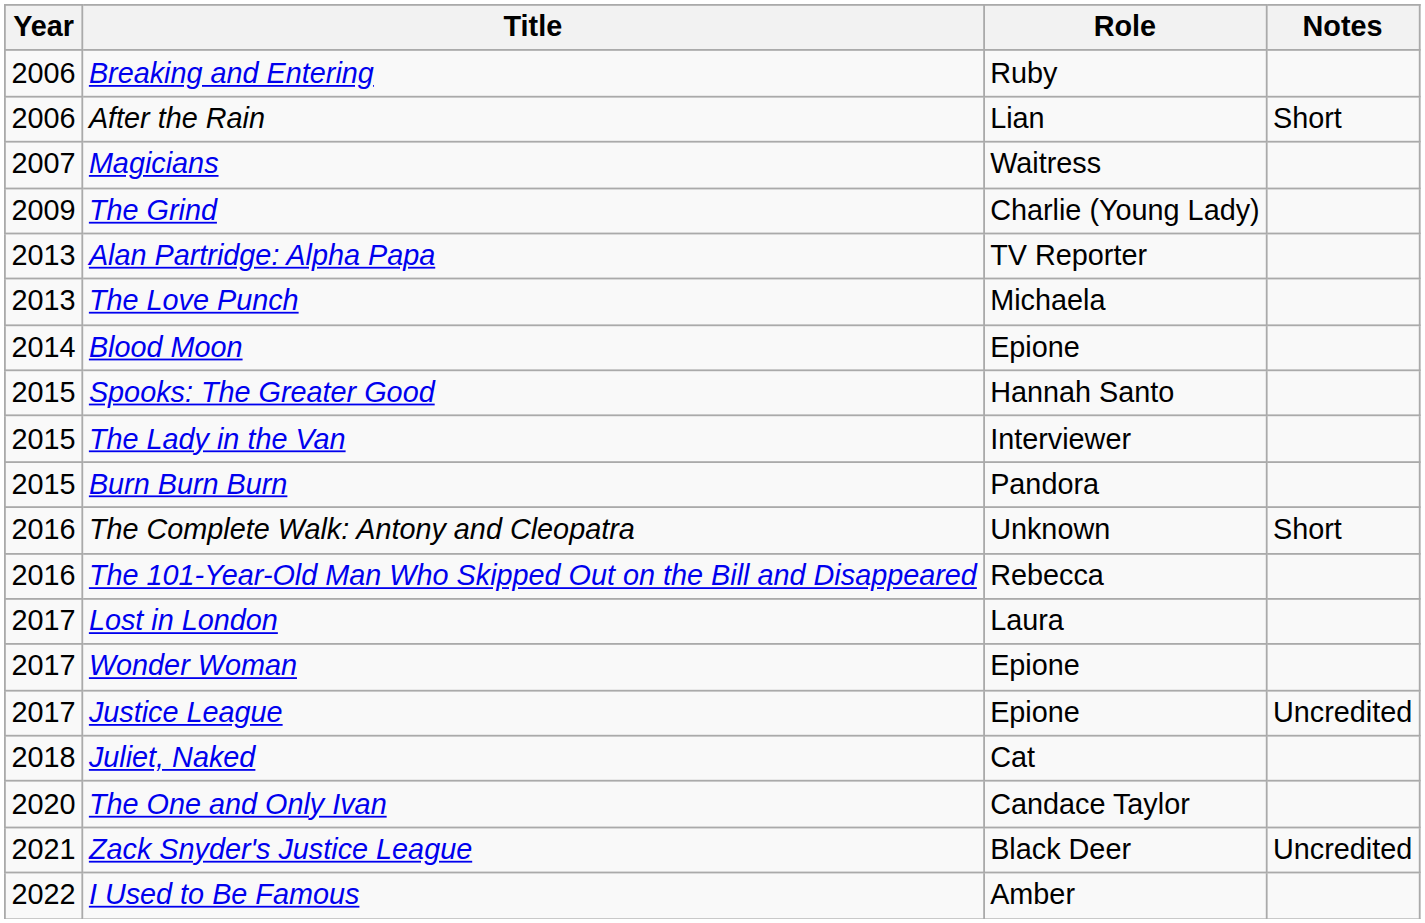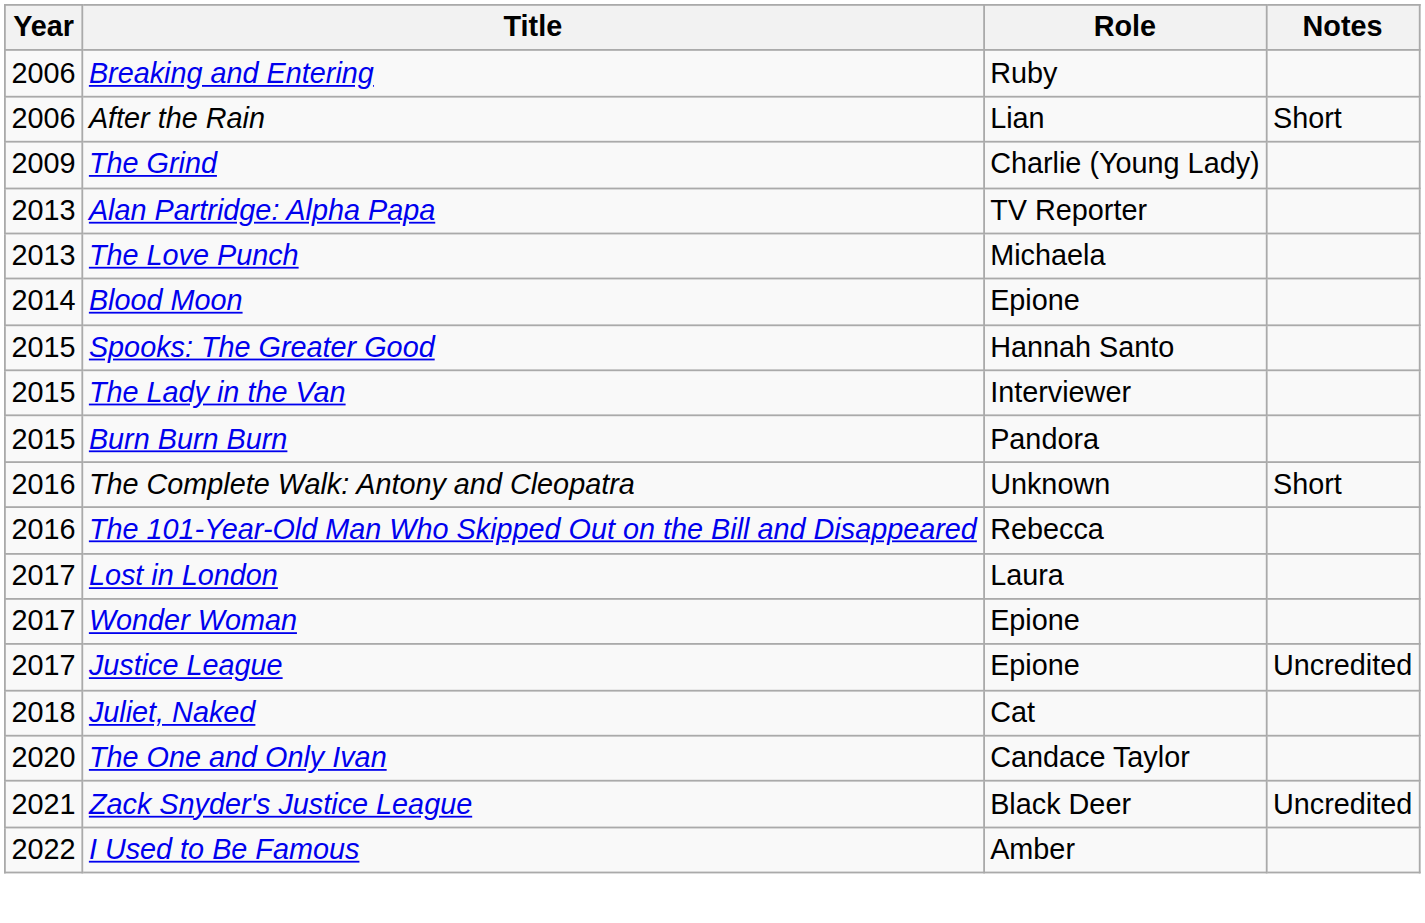- row: (154, 164)
